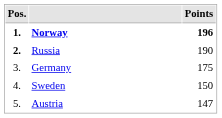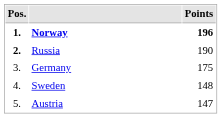(205, 85) 150 -> (205, 85) 148
